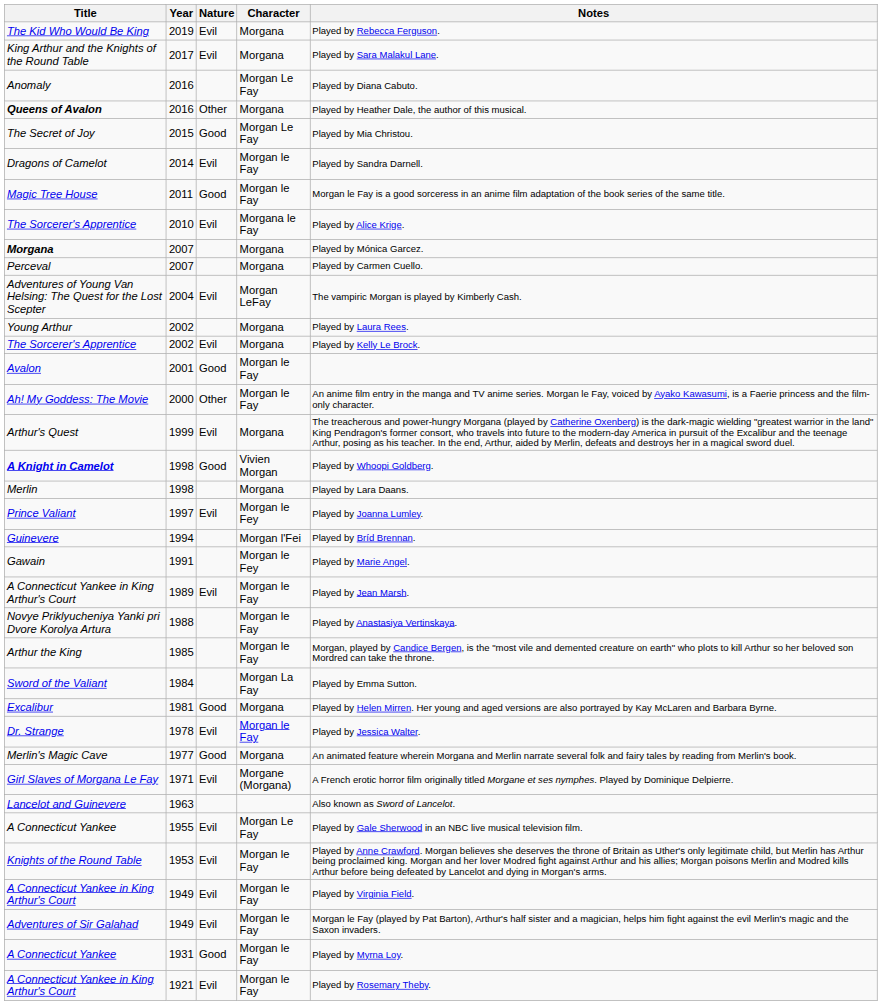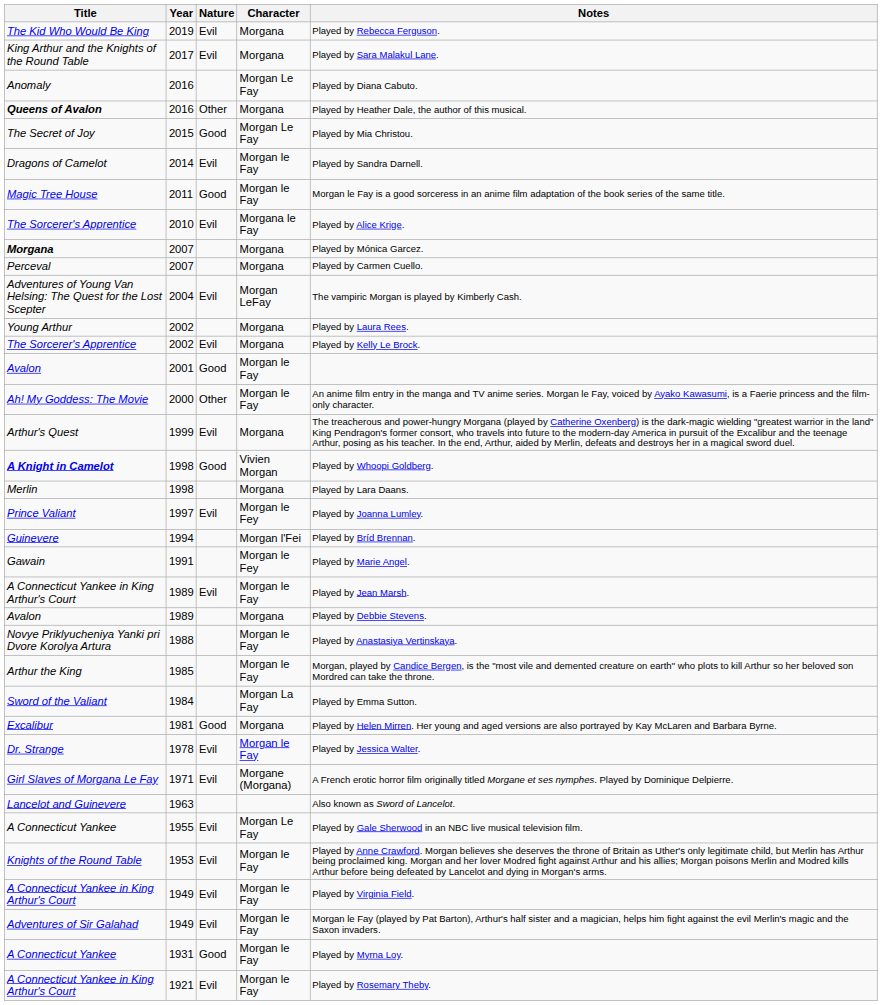+ row: (24, 616)
- row: (57, 755)
